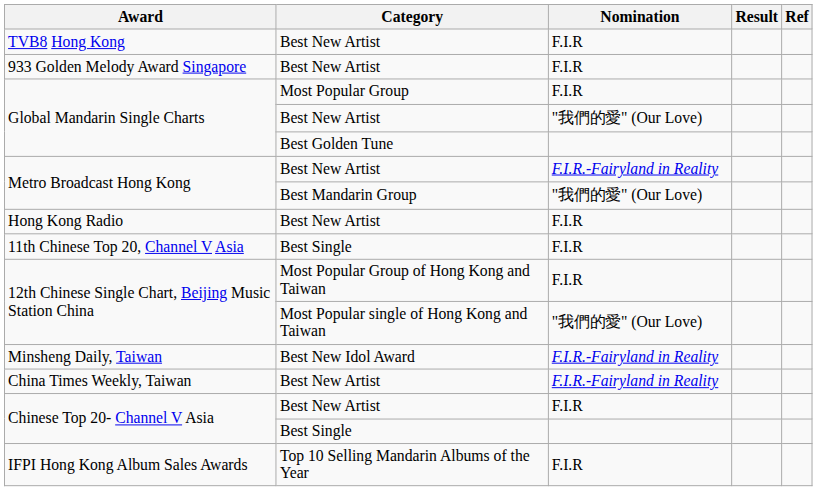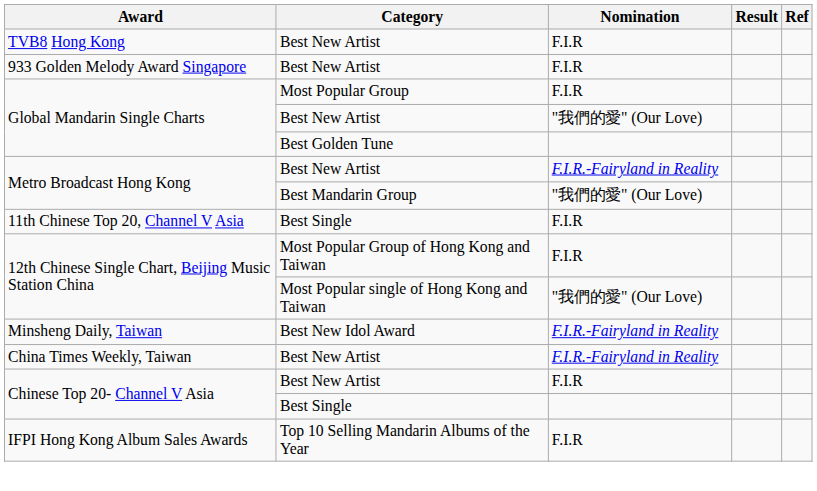- row: (66, 221)
